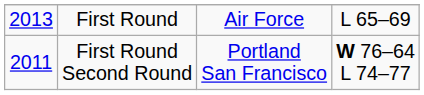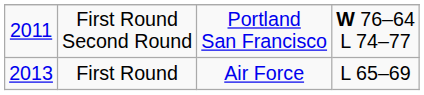rows swapped: (127, 62) <-> (127, 20)
